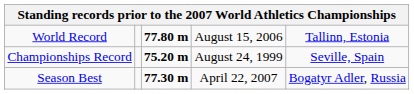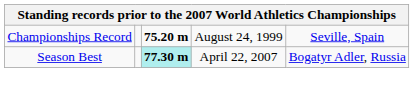- row: (70, 36)
(166, 78) no background -> (166, 57) paleturquoise background
